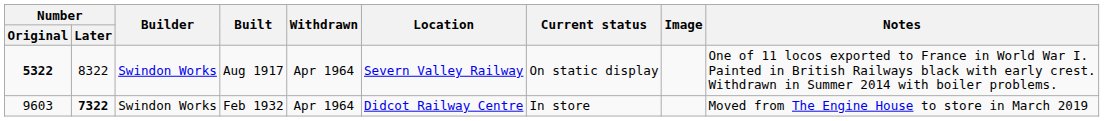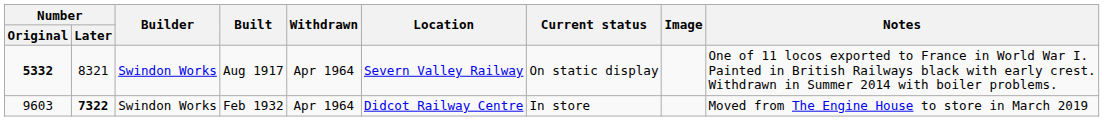(38, 70) 5322 -> (38, 70) 5332
(93, 70) 8322 -> (93, 70) 8321
